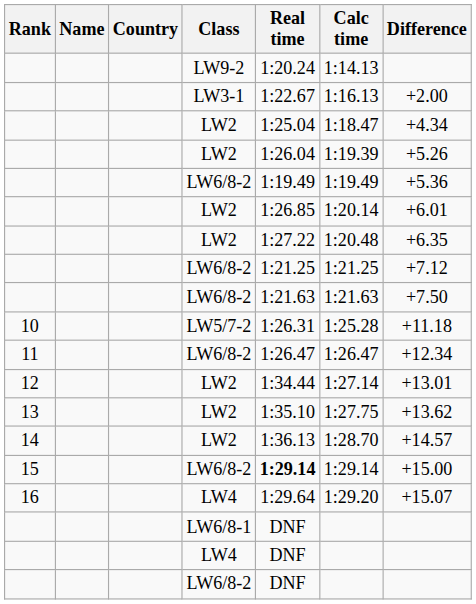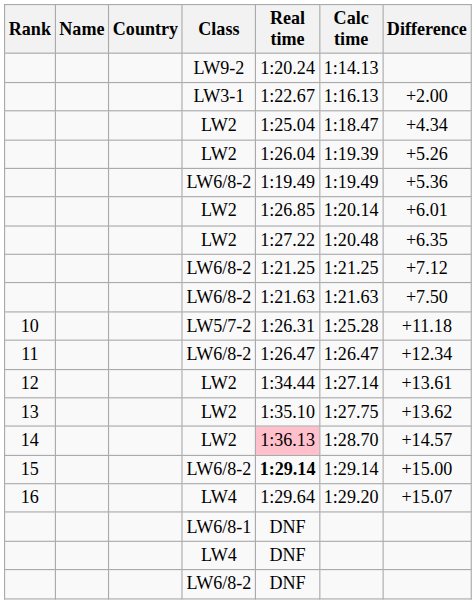(427, 383) +13.01 -> (427, 383) +13.61
(288, 440) no background -> (288, 440) pink background
